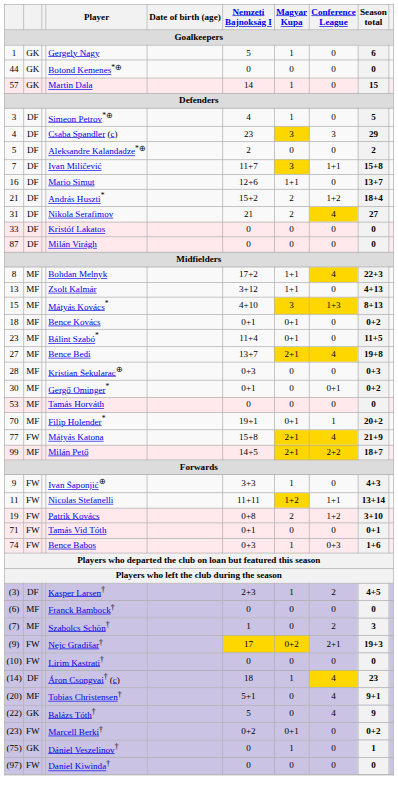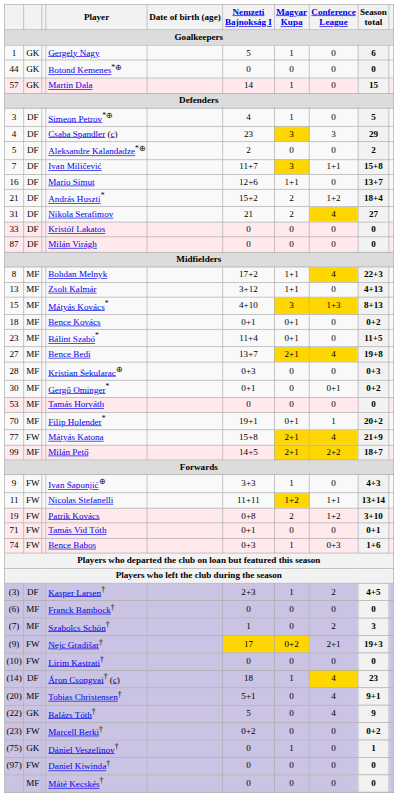(292, 730) 0+1 -> (292, 730) 0
+ row: (76, 783)
